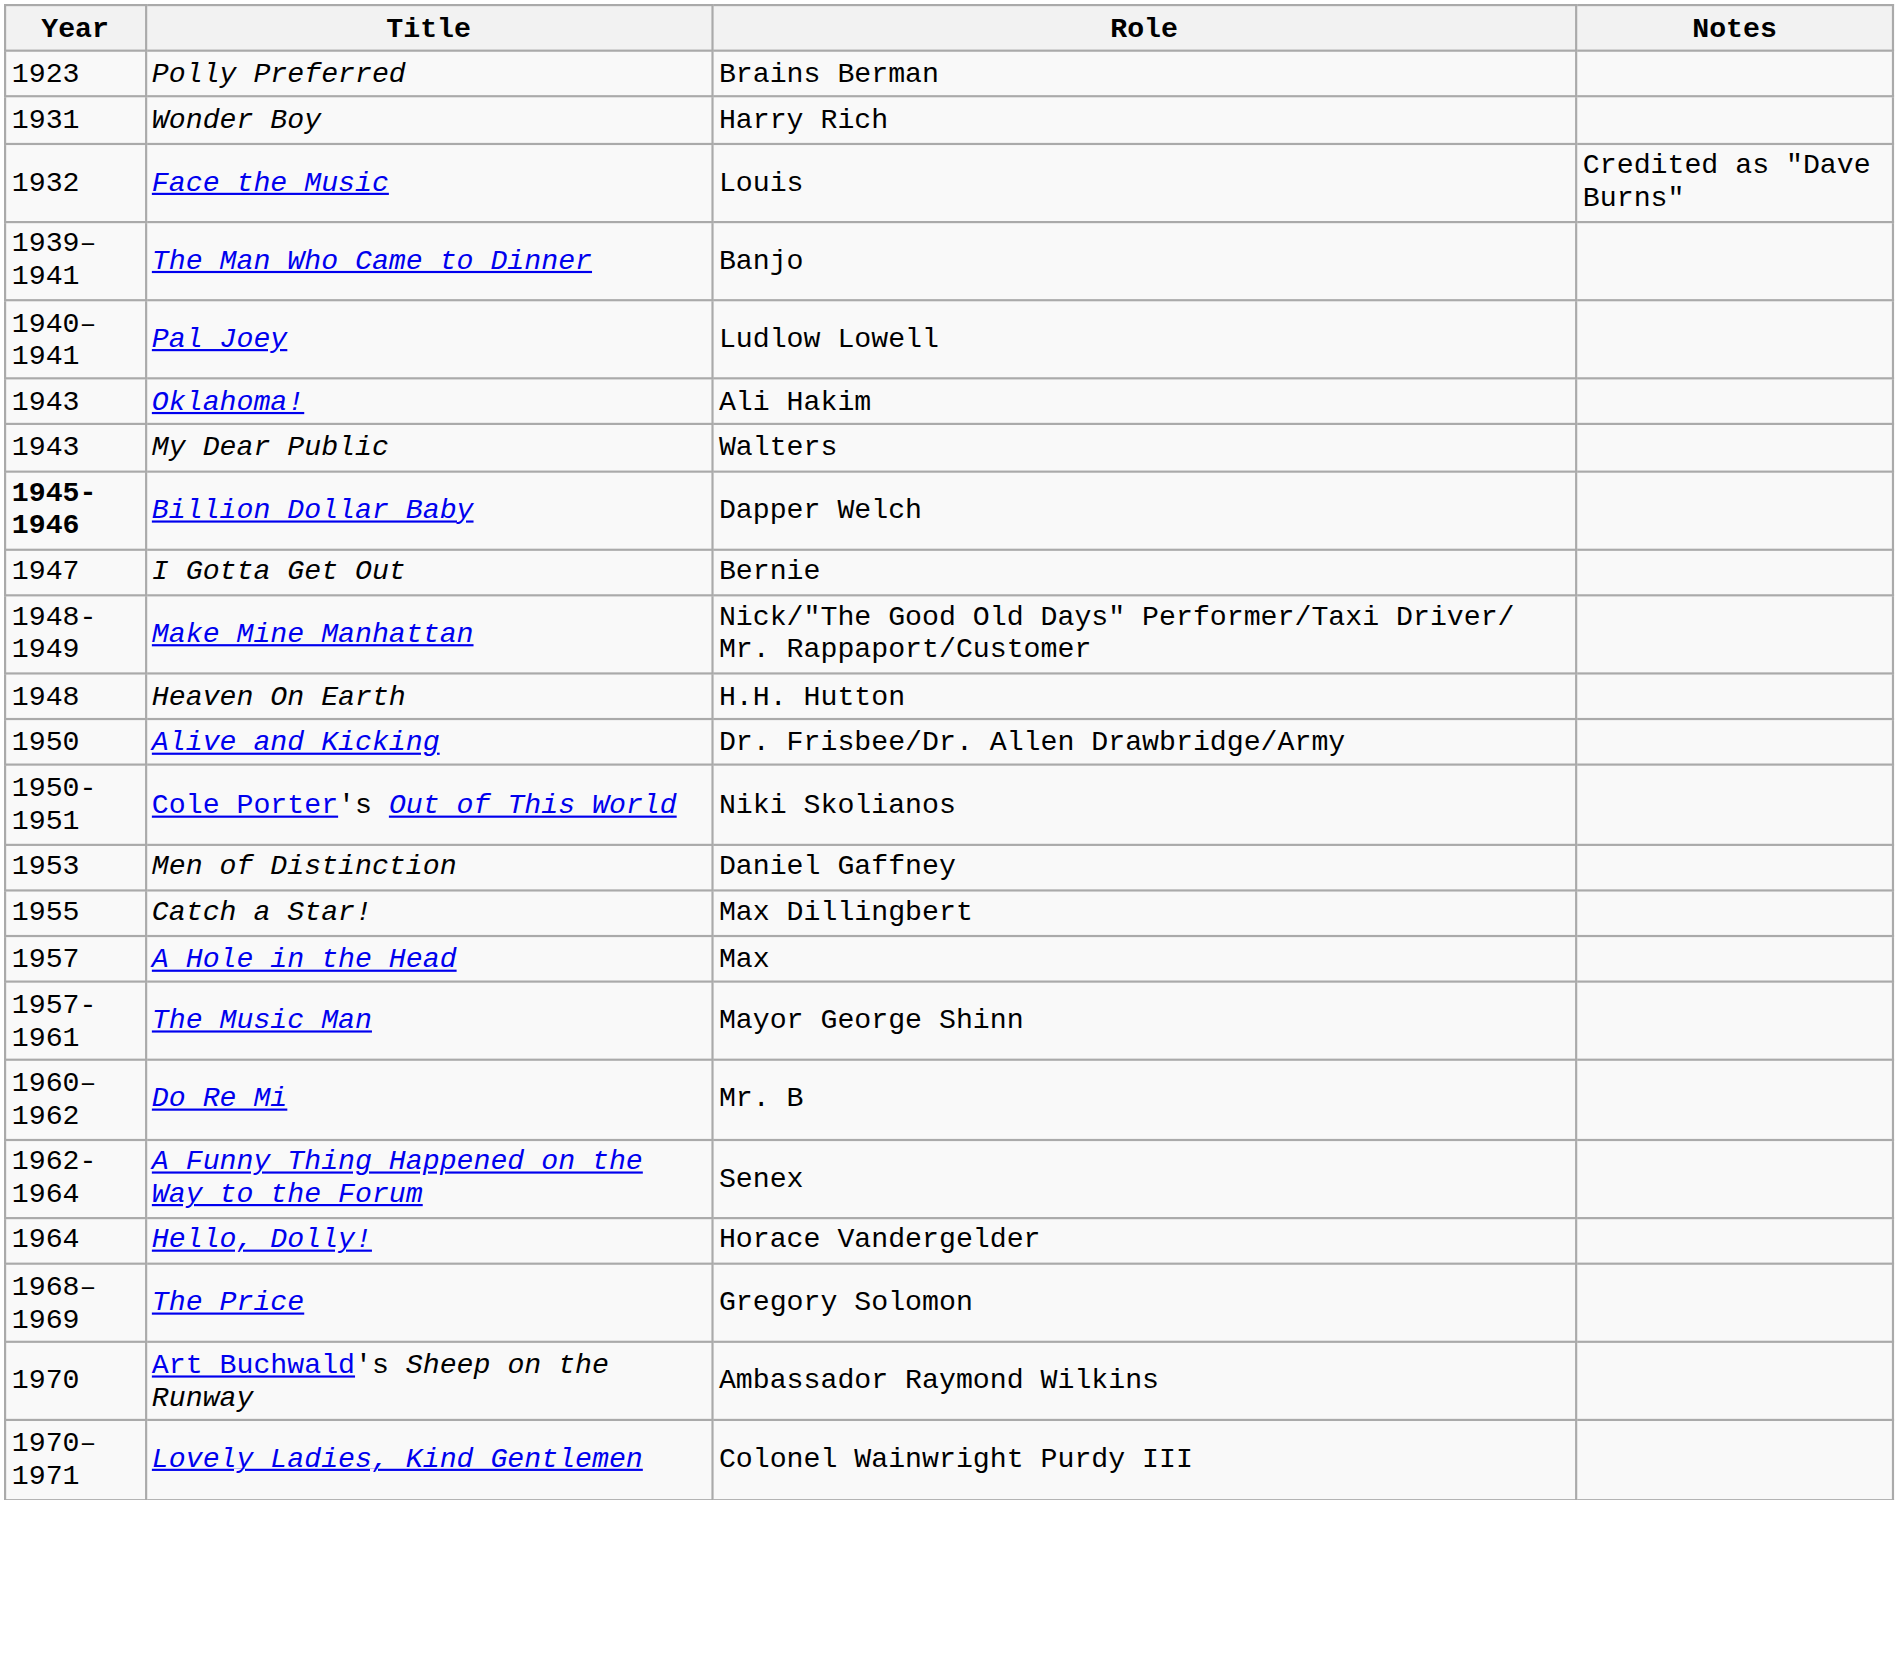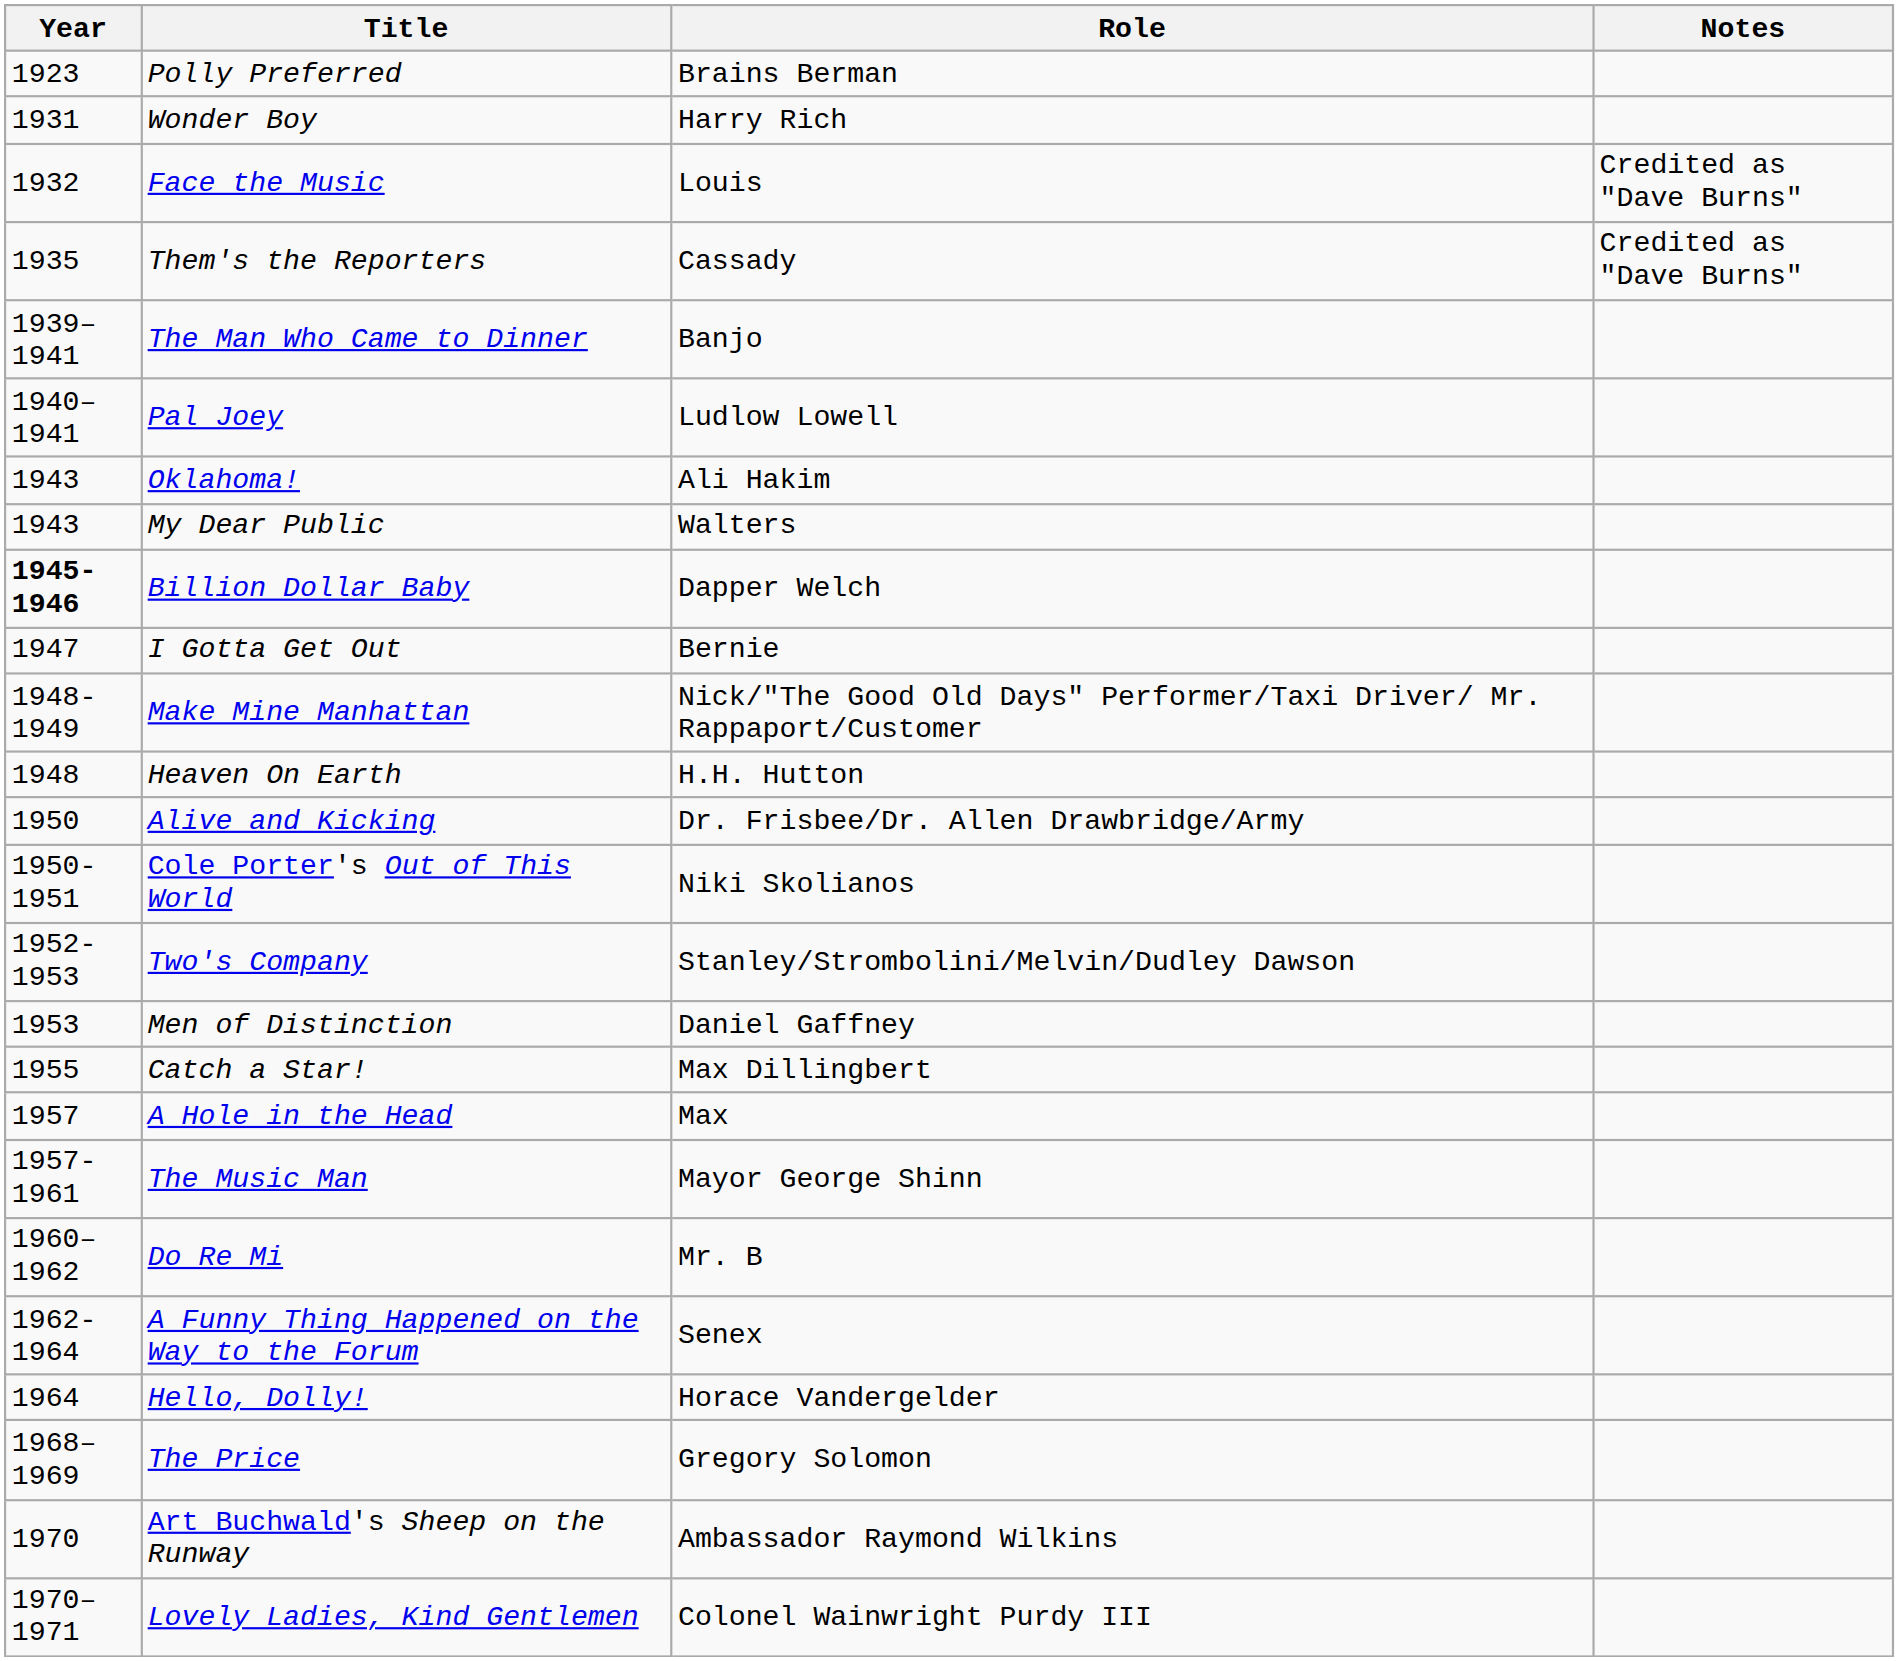+ row: (317, 261)
+ row: (258, 962)
